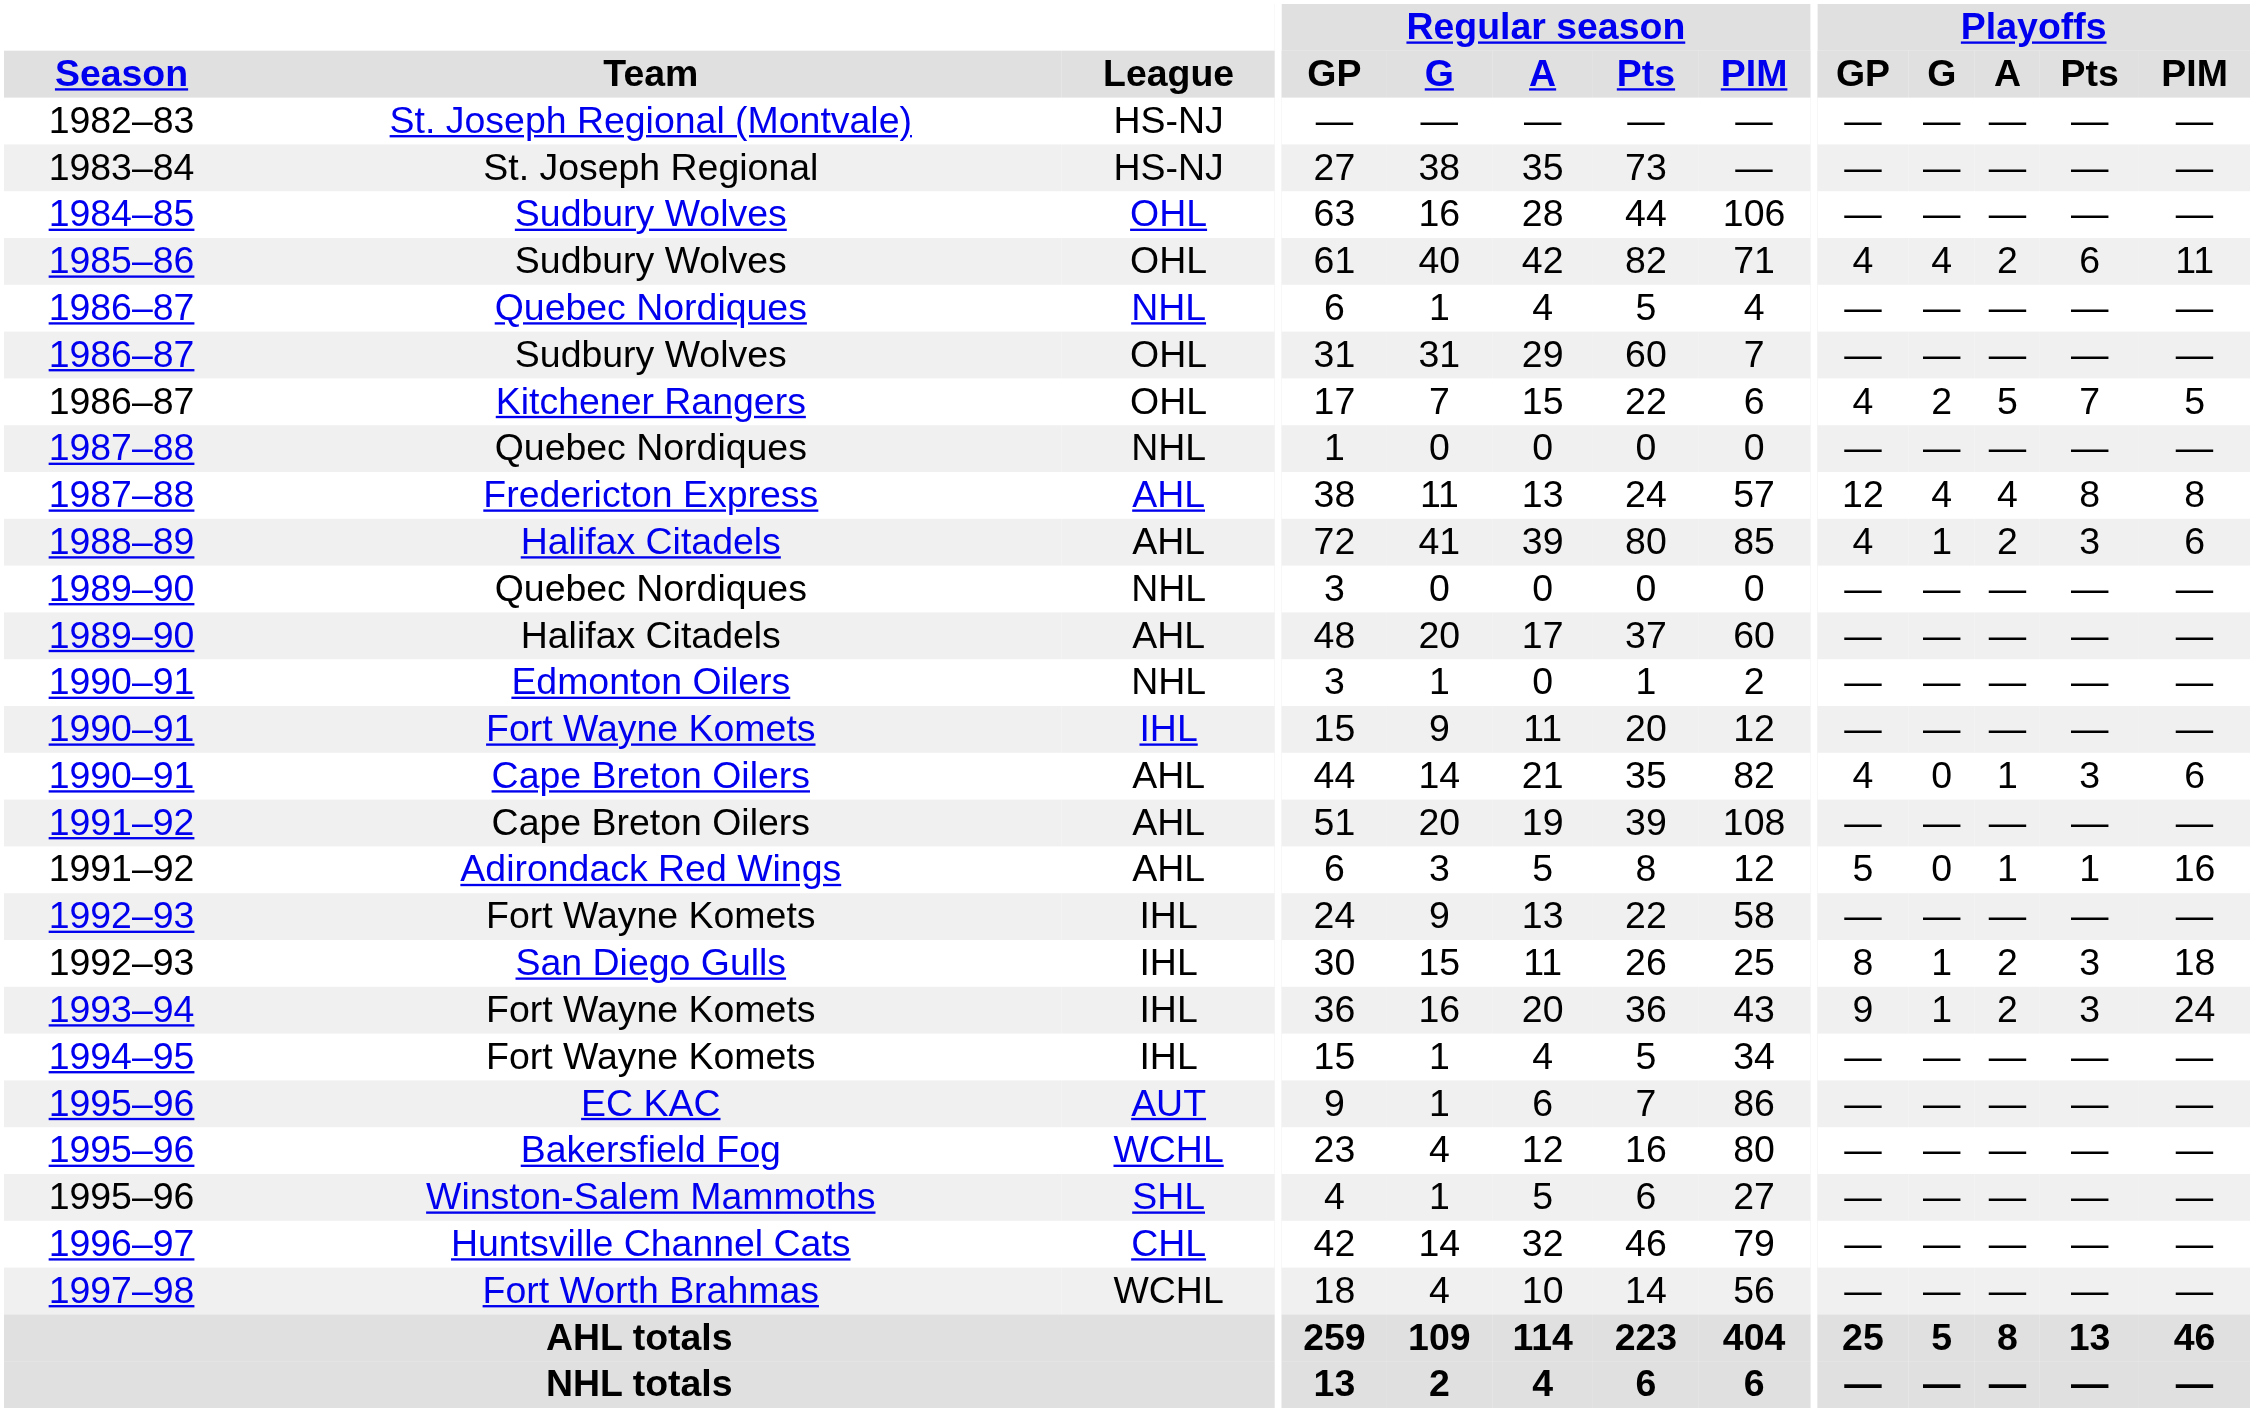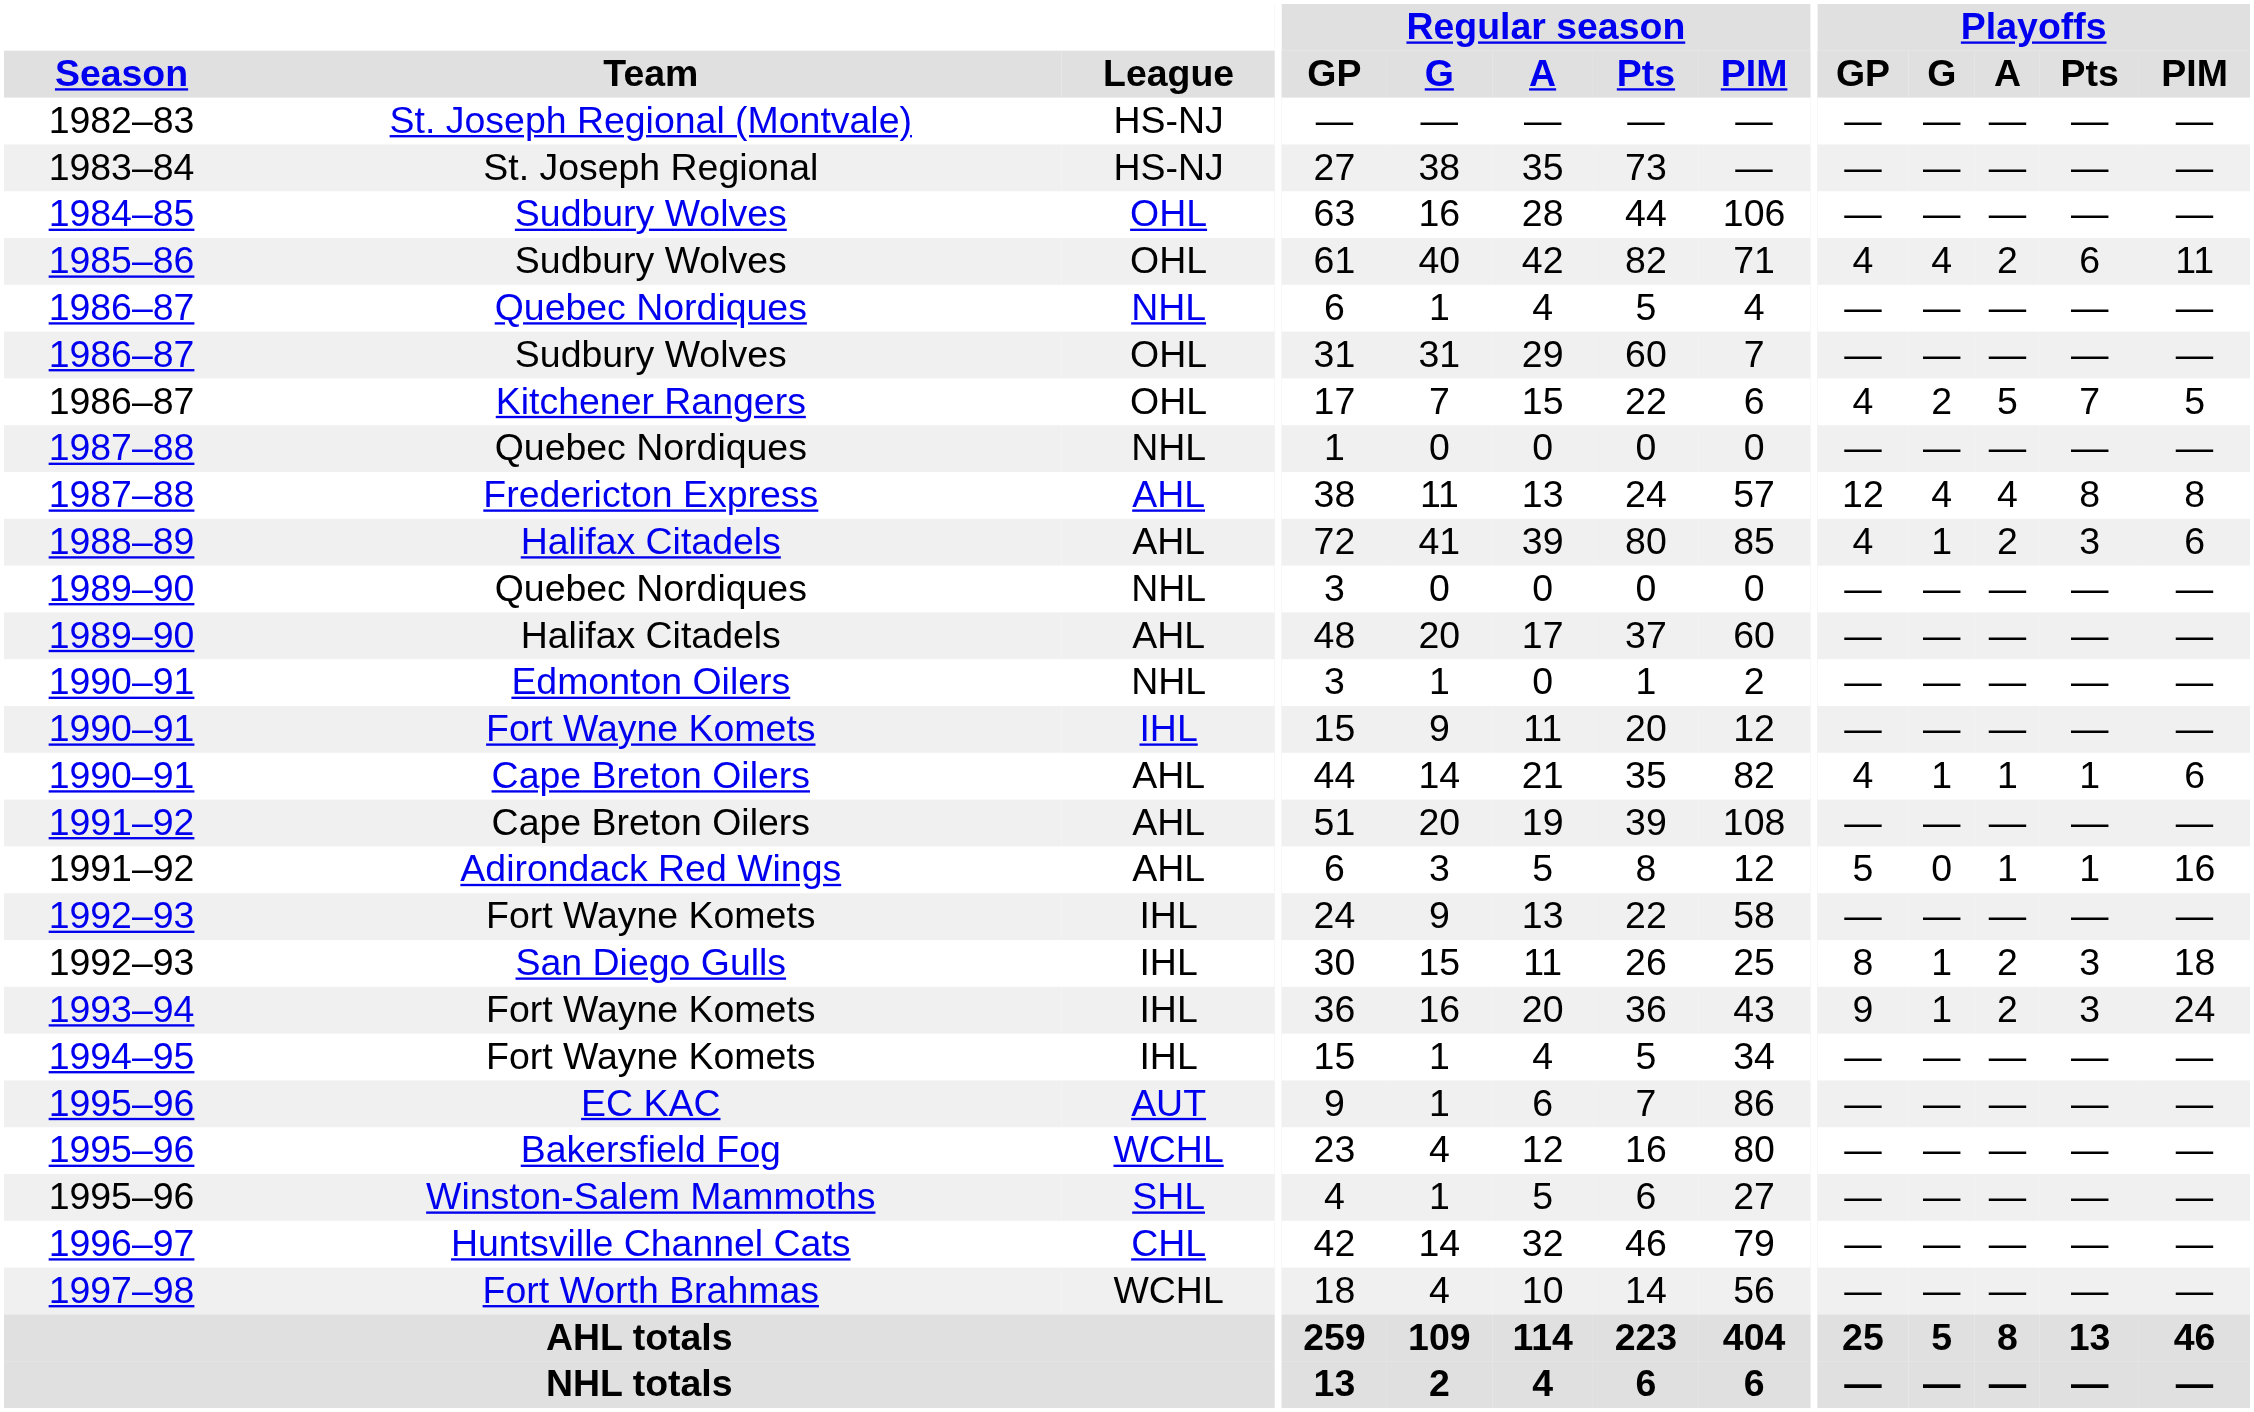(1942, 775) 0 -> (1942, 775) 1
(2090, 775) 3 -> (2090, 775) 1
